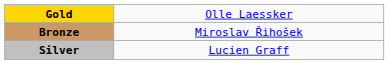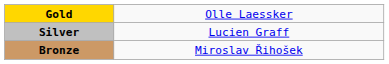rows swapped: (59, 50) <-> (59, 32)
